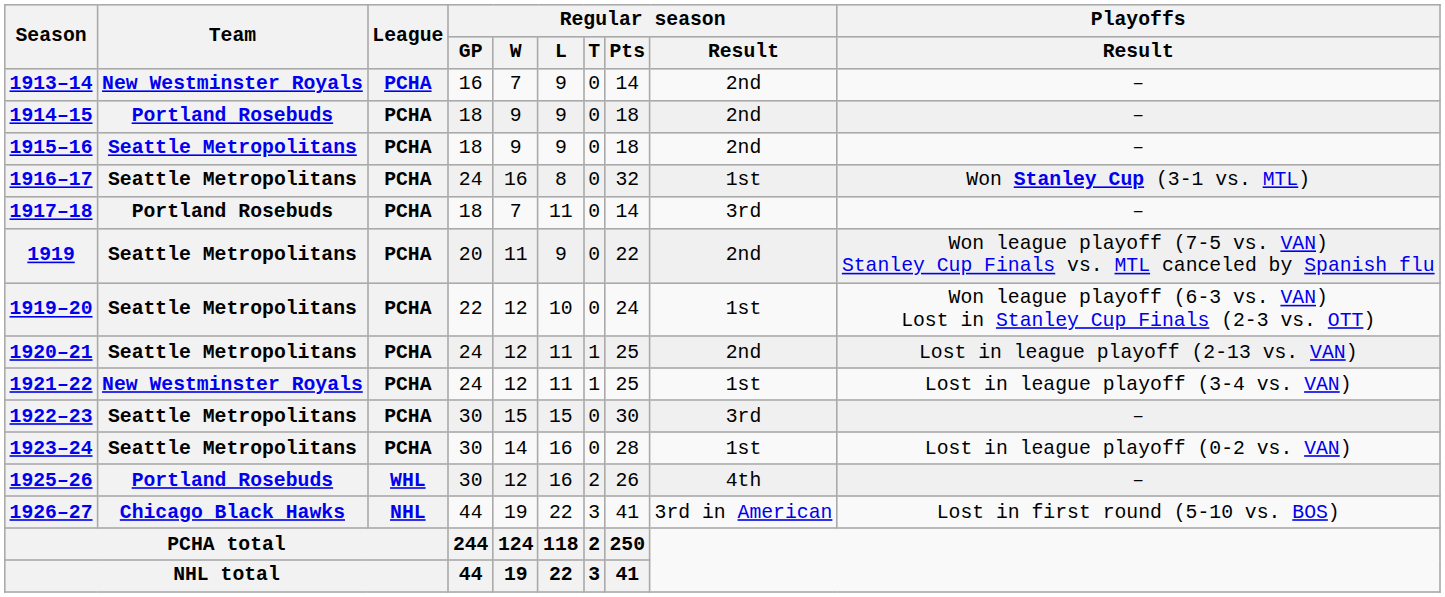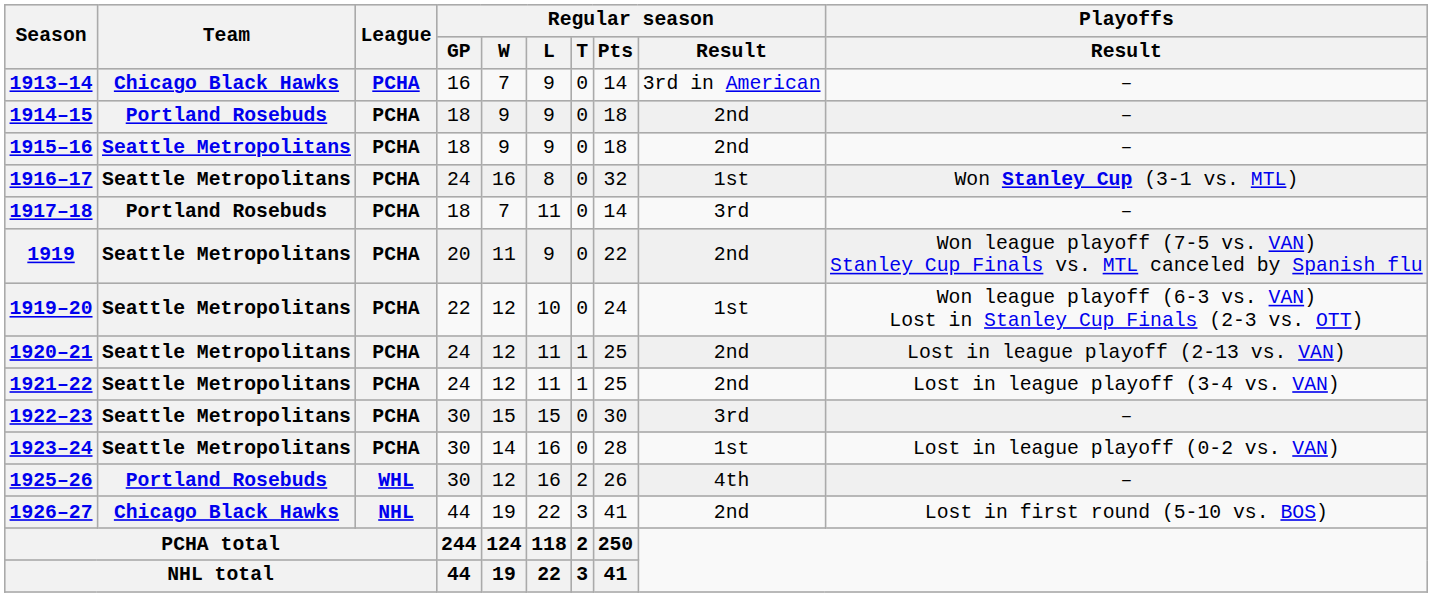(232, 85) New Westminster Royals -> (226, 85) Chicago Black Hawks
(743, 85) 2nd -> (732, 85) 3rd in American
(232, 385) New Westminster Royals -> (226, 385) Seattle Metropolitans
(743, 385) 1st -> (732, 385) 2nd
(743, 512) 3rd in American -> (732, 512) 2nd
